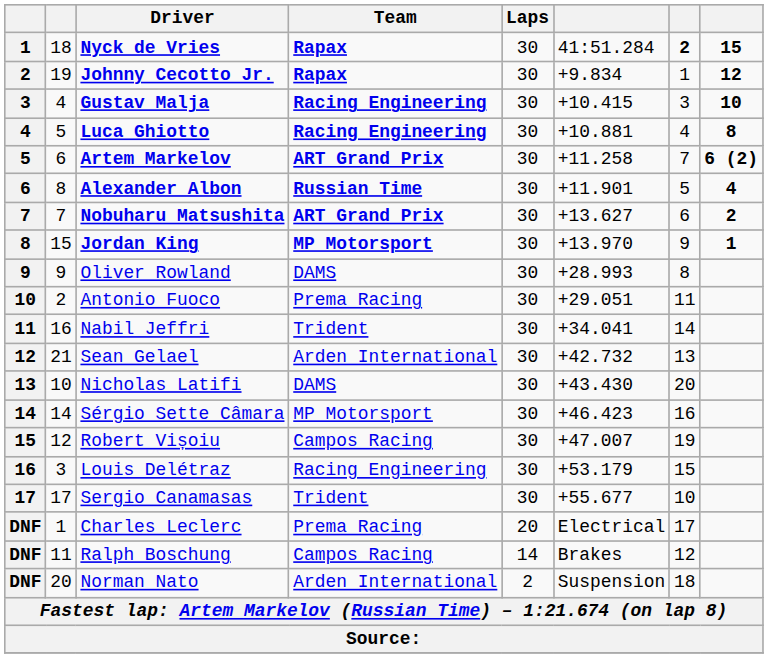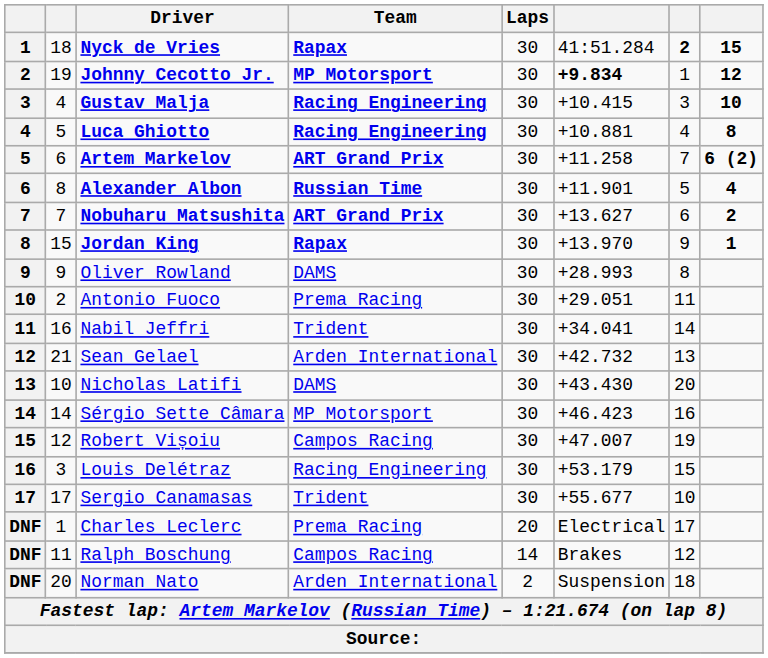(320, 75) Rapax -> (363, 75) MP Motorsport
(590, 75) normal -> (590, 75) bold
(363, 245) MP Motorsport -> (320, 245) Rapax
